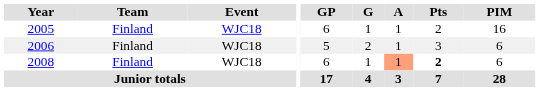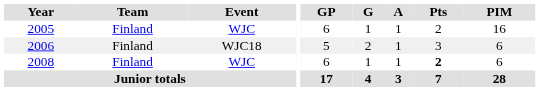(242, 28) WJC18 -> (242, 28) WJC
(242, 62) WJC18 -> (242, 62) WJC
(398, 62) lightsalmon background -> (398, 62) no background
